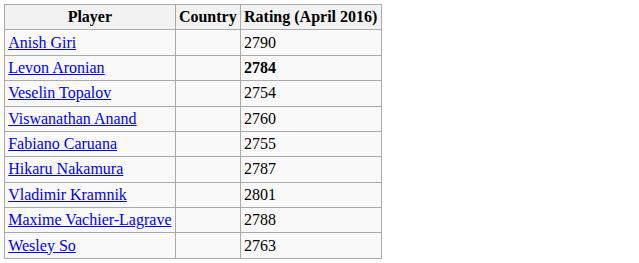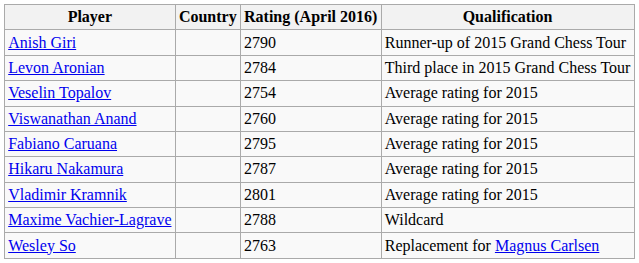+ column: (508, 17)
(260, 67) bold -> (260, 67) normal
(260, 144) 2755 -> (260, 144) 2795
